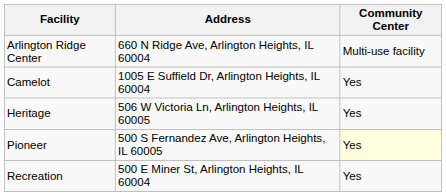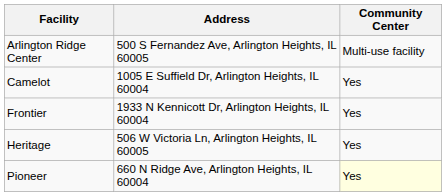(216, 51) 660 N Ridge Ave, Arlington Heights, IL 60004 -> (227, 51) 500 S Fernandez Ave, Arlington Heights, IL 60005
+ row: (27, 113)
(222, 145) 500 S Fernandez Ave, Arlington Heights, IL 60005 -> (215, 176) 660 N Ridge Ave, Arlington Heights, IL 60004
- row: (35, 176)
